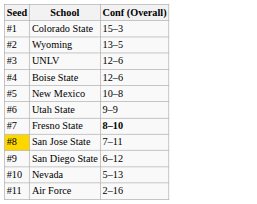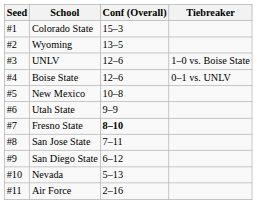+ column: (211, 12)
(12, 142) gold background -> (12, 142) no background
